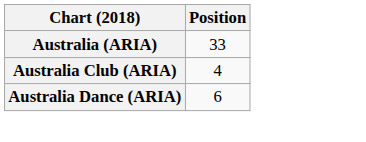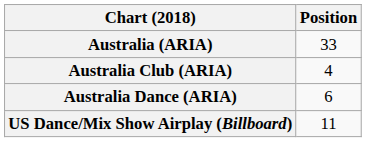+ row: (150, 123)
